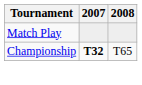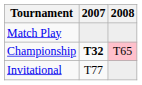(123, 51) no background -> (123, 51) pink background
+ row: (34, 70)
